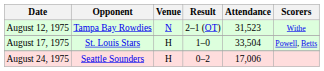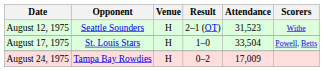(113, 27) Tampa Bay Rowdies -> (113, 27) Seattle Sounders
(168, 27) N -> (168, 27) H
(113, 59) Seattle Sounders -> (113, 59) Tampa Bay Rowdies
(248, 59) 17,006 -> (248, 59) 17,009
